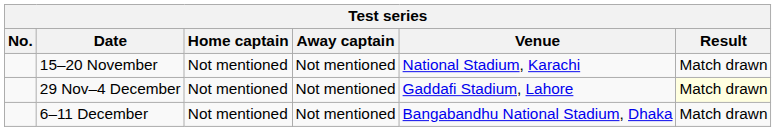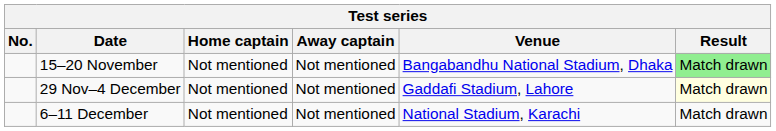(491, 65) National Stadium, Karachi -> (538, 65) Bangabandhu National Stadium, Dhaka
(723, 65) no background -> (723, 65) lightgreen background
(538, 114) Bangabandhu National Stadium, Dhaka -> (491, 114) National Stadium, Karachi
